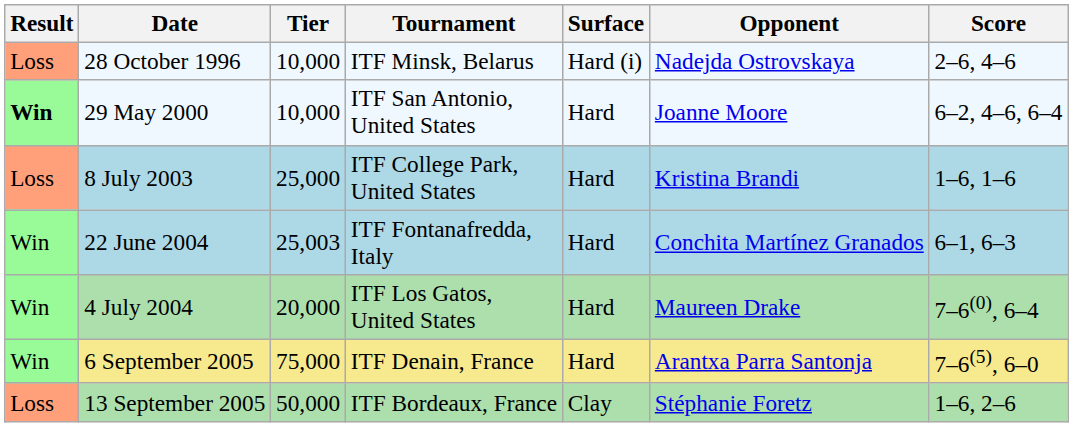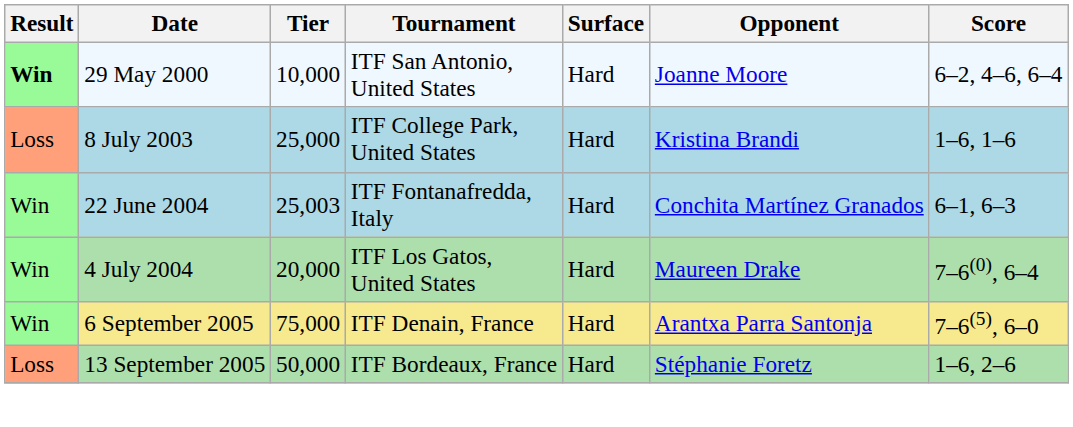- row: (163, 60)
(590, 401) Clay -> (591, 363) Hard
